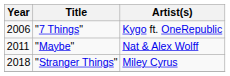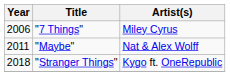(172, 29) Kygo ft. OneRepublic -> (150, 29) Miley Cyrus
(150, 63) Miley Cyrus -> (172, 63) Kygo ft. OneRepublic
